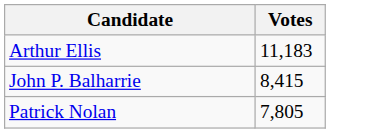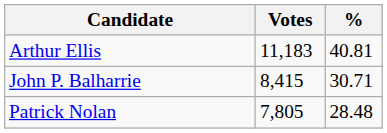+ column: (354, 19)
